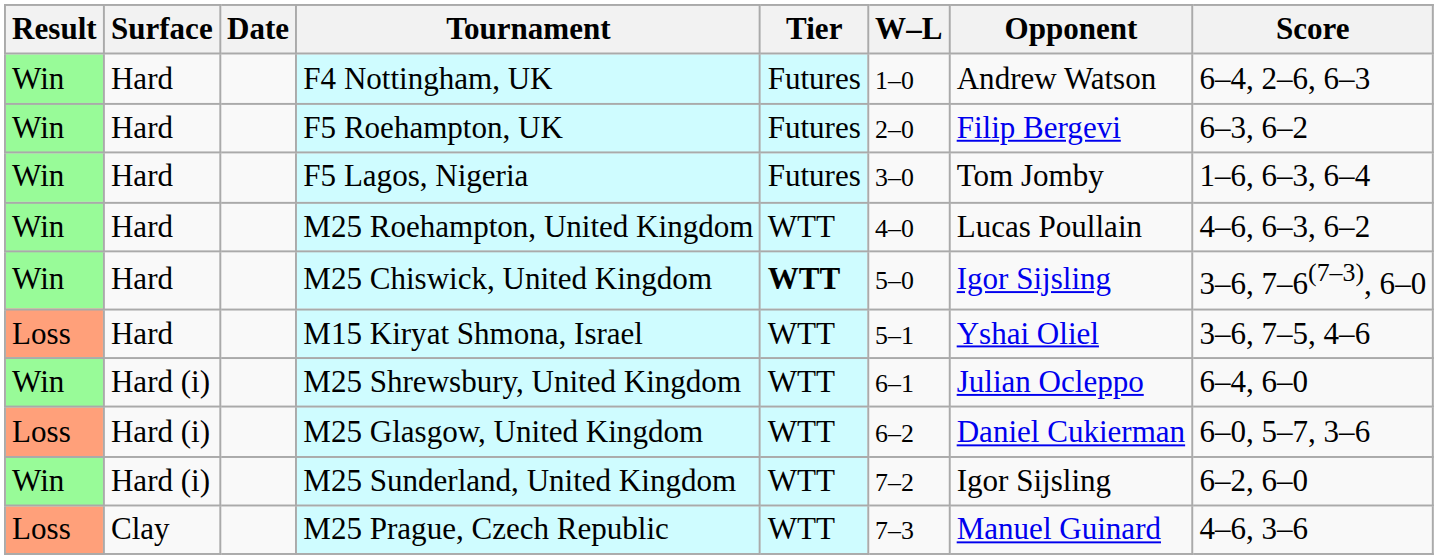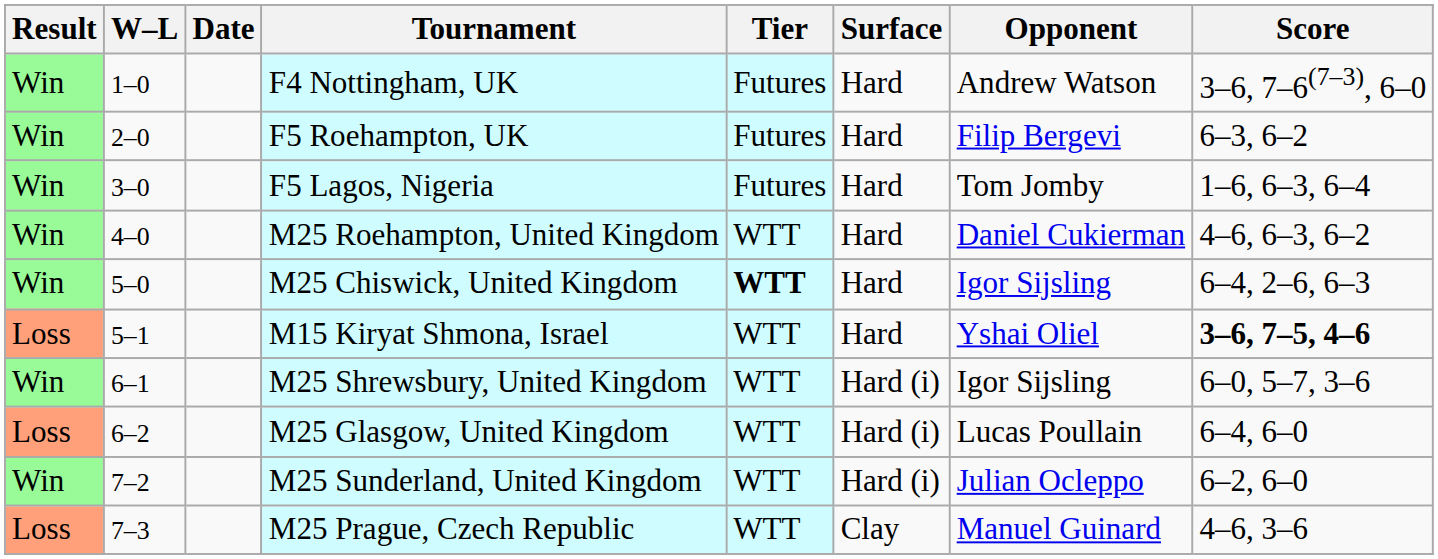columns swapped: (909, 29) <-> (162, 29)
(1285, 78) 6–4, 2–6, 6–3 -> (1313, 82) 3–6, 7–6(7–3), 6–0
(1049, 226) Lucas Poullain -> (1071, 234) Daniel Cukierman
(1313, 279) 3–6, 7–6(7–3), 6–0 -> (1285, 283) 6–4, 2–6, 6–3
(1285, 332) normal -> (1285, 332) bold
(1050, 382) Julian Ocleppo -> (1034, 382) Igor Sijsling
(1254, 382) 6–4, 6–0 -> (1285, 382) 6–0, 5–7, 3–6
(1071, 431) Daniel Cukierman -> (1049, 431) Lucas Poullain
(1285, 431) 6–0, 5–7, 3–6 -> (1254, 431) 6–4, 6–0
(1034, 480) Igor Sijsling -> (1050, 480) Julian Ocleppo
